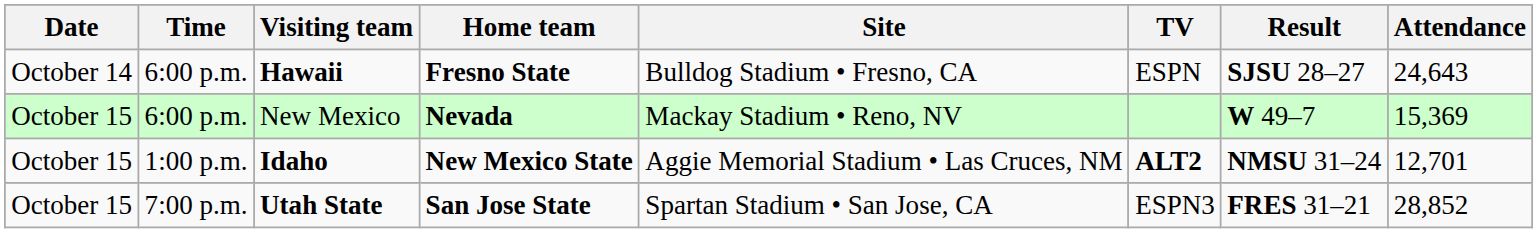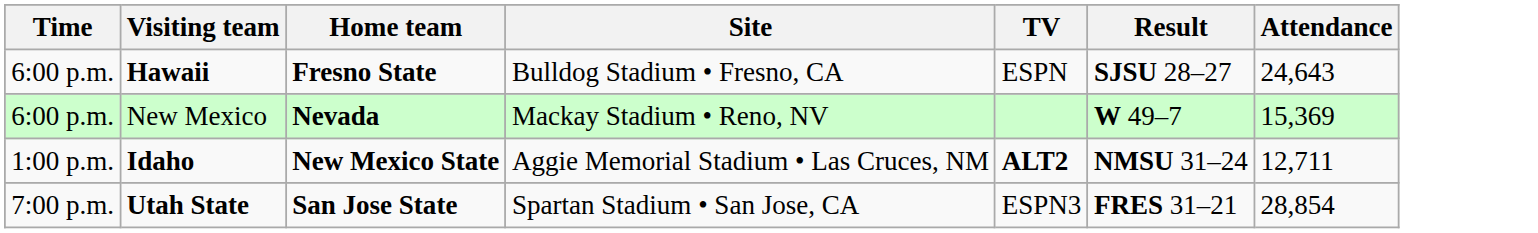- column: (72, 26)
(1431, 160) 12,701 -> (1297, 160) 12,711
(1431, 205) 28,852 -> (1298, 205) 28,854
